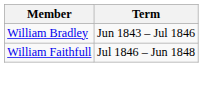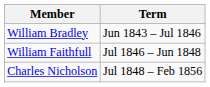+ row: (52, 71)
